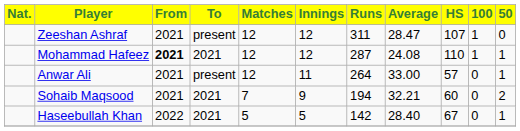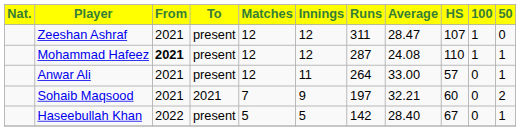(207, 55) 2021 -> (214, 55) present
(361, 95) 194 -> (361, 95) 197
(207, 116) 2021 -> (214, 116) present
